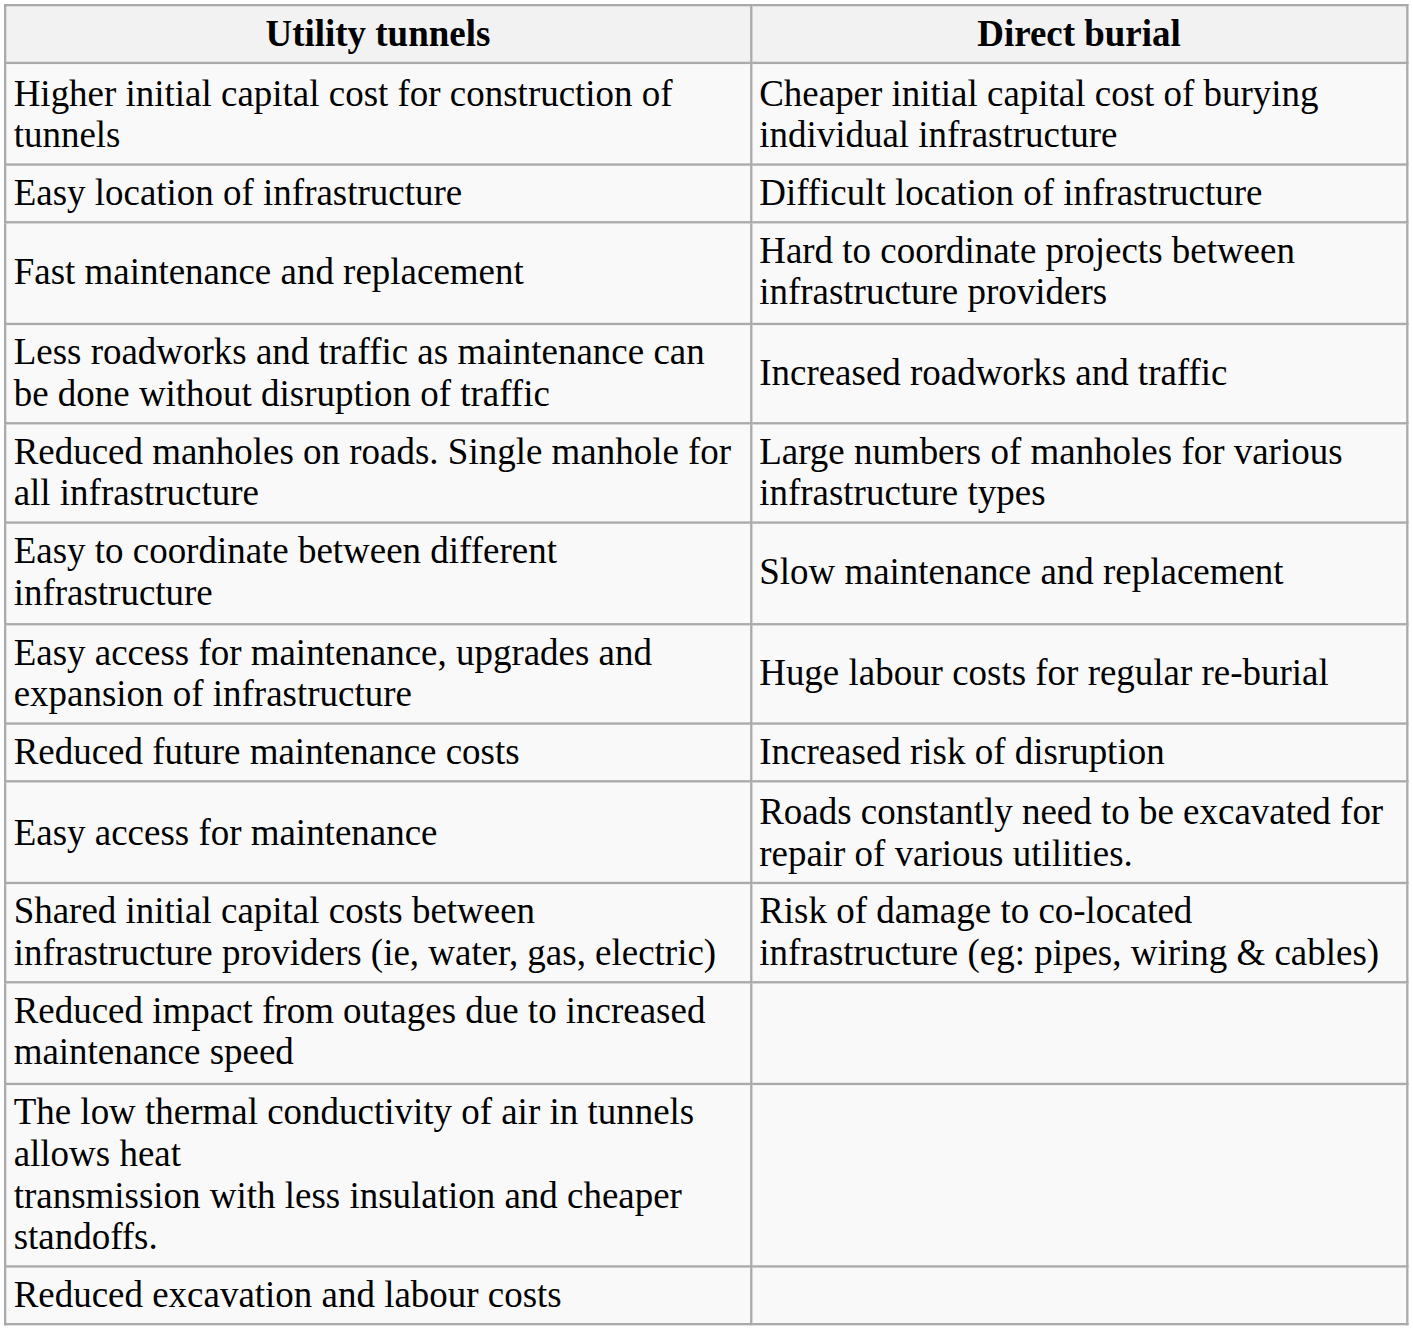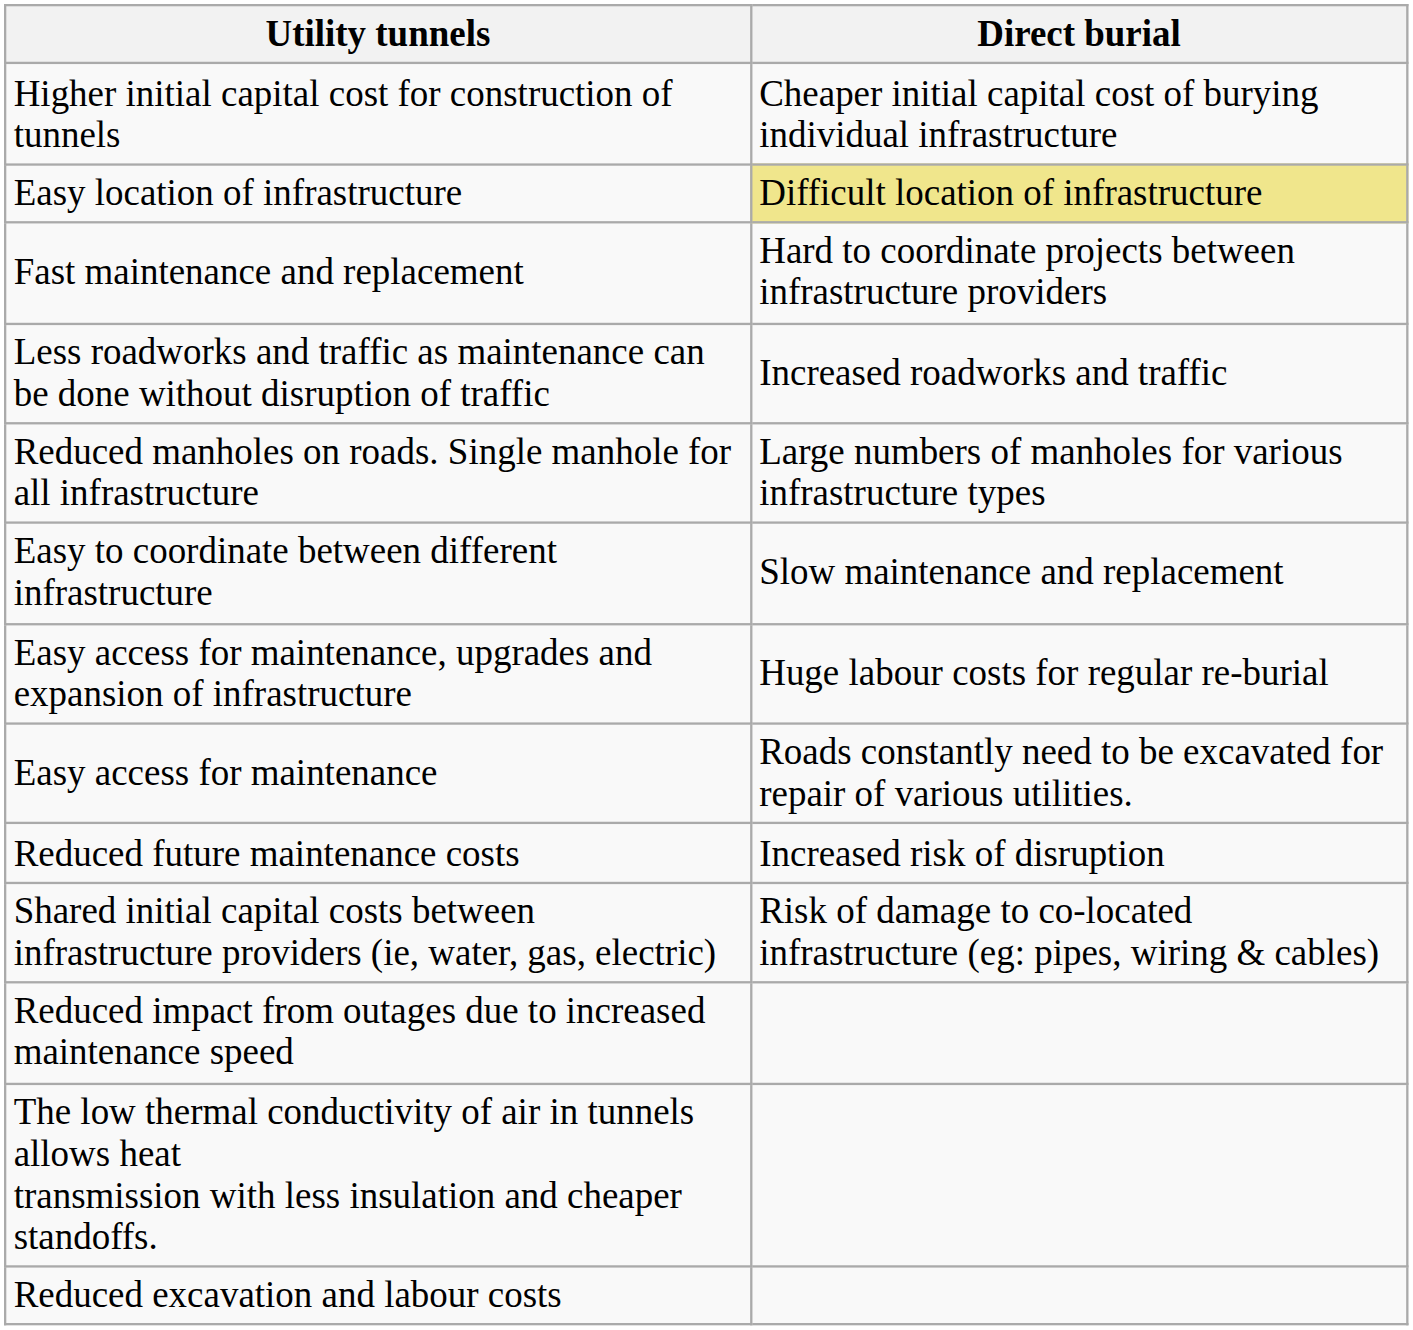(1011, 192) no background -> (1011, 192) khaki background
rows swapped: (226, 831) <-> (267, 752)
